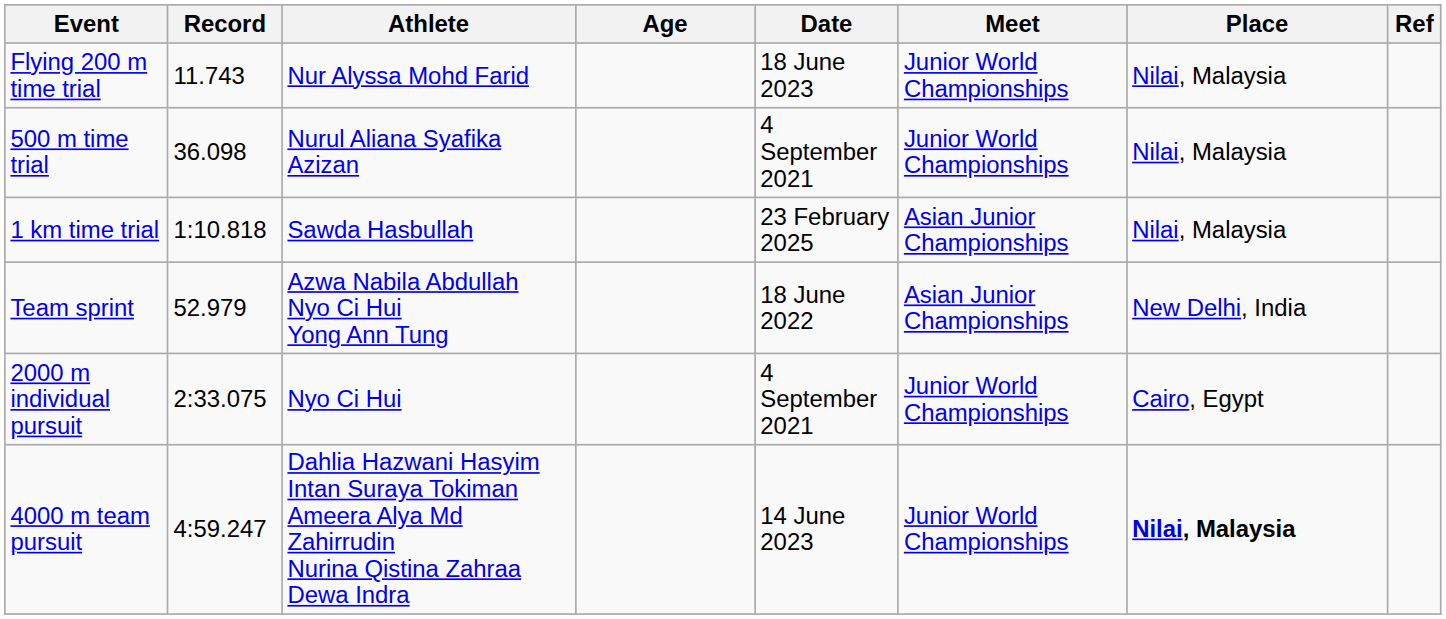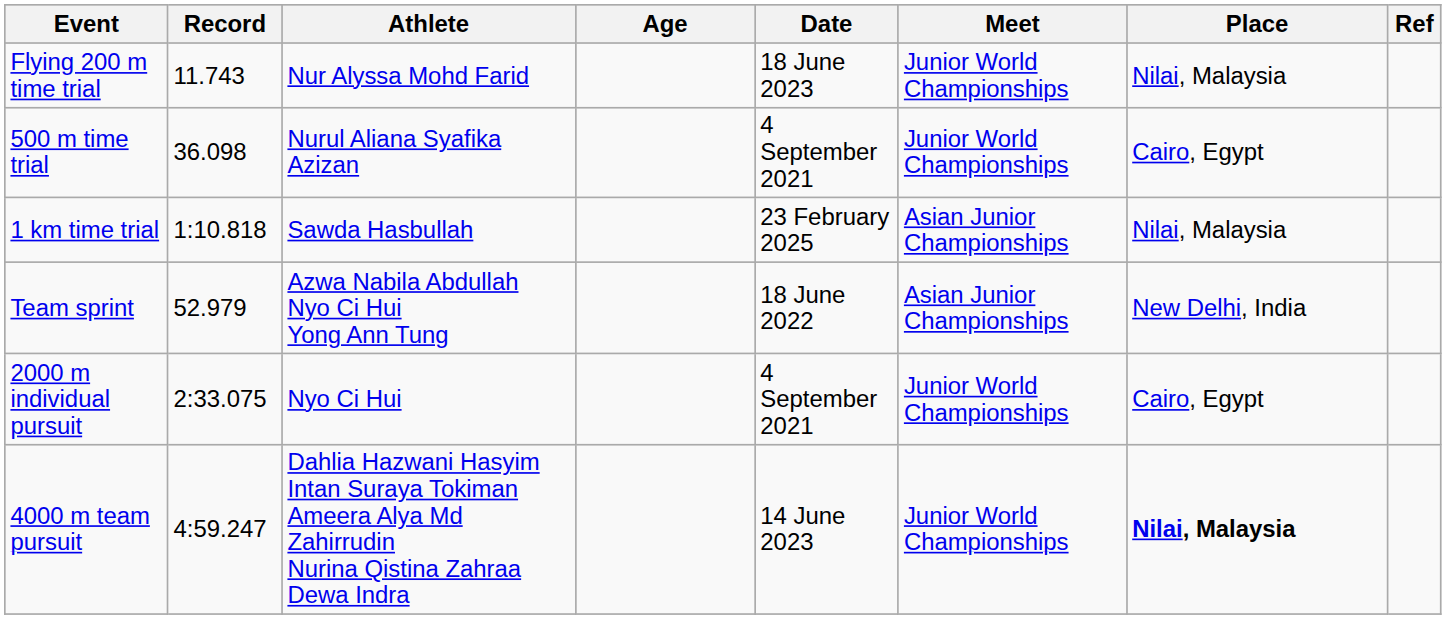(1209, 153) Nilai, Malaysia -> (1198, 153) Cairo, Egypt
